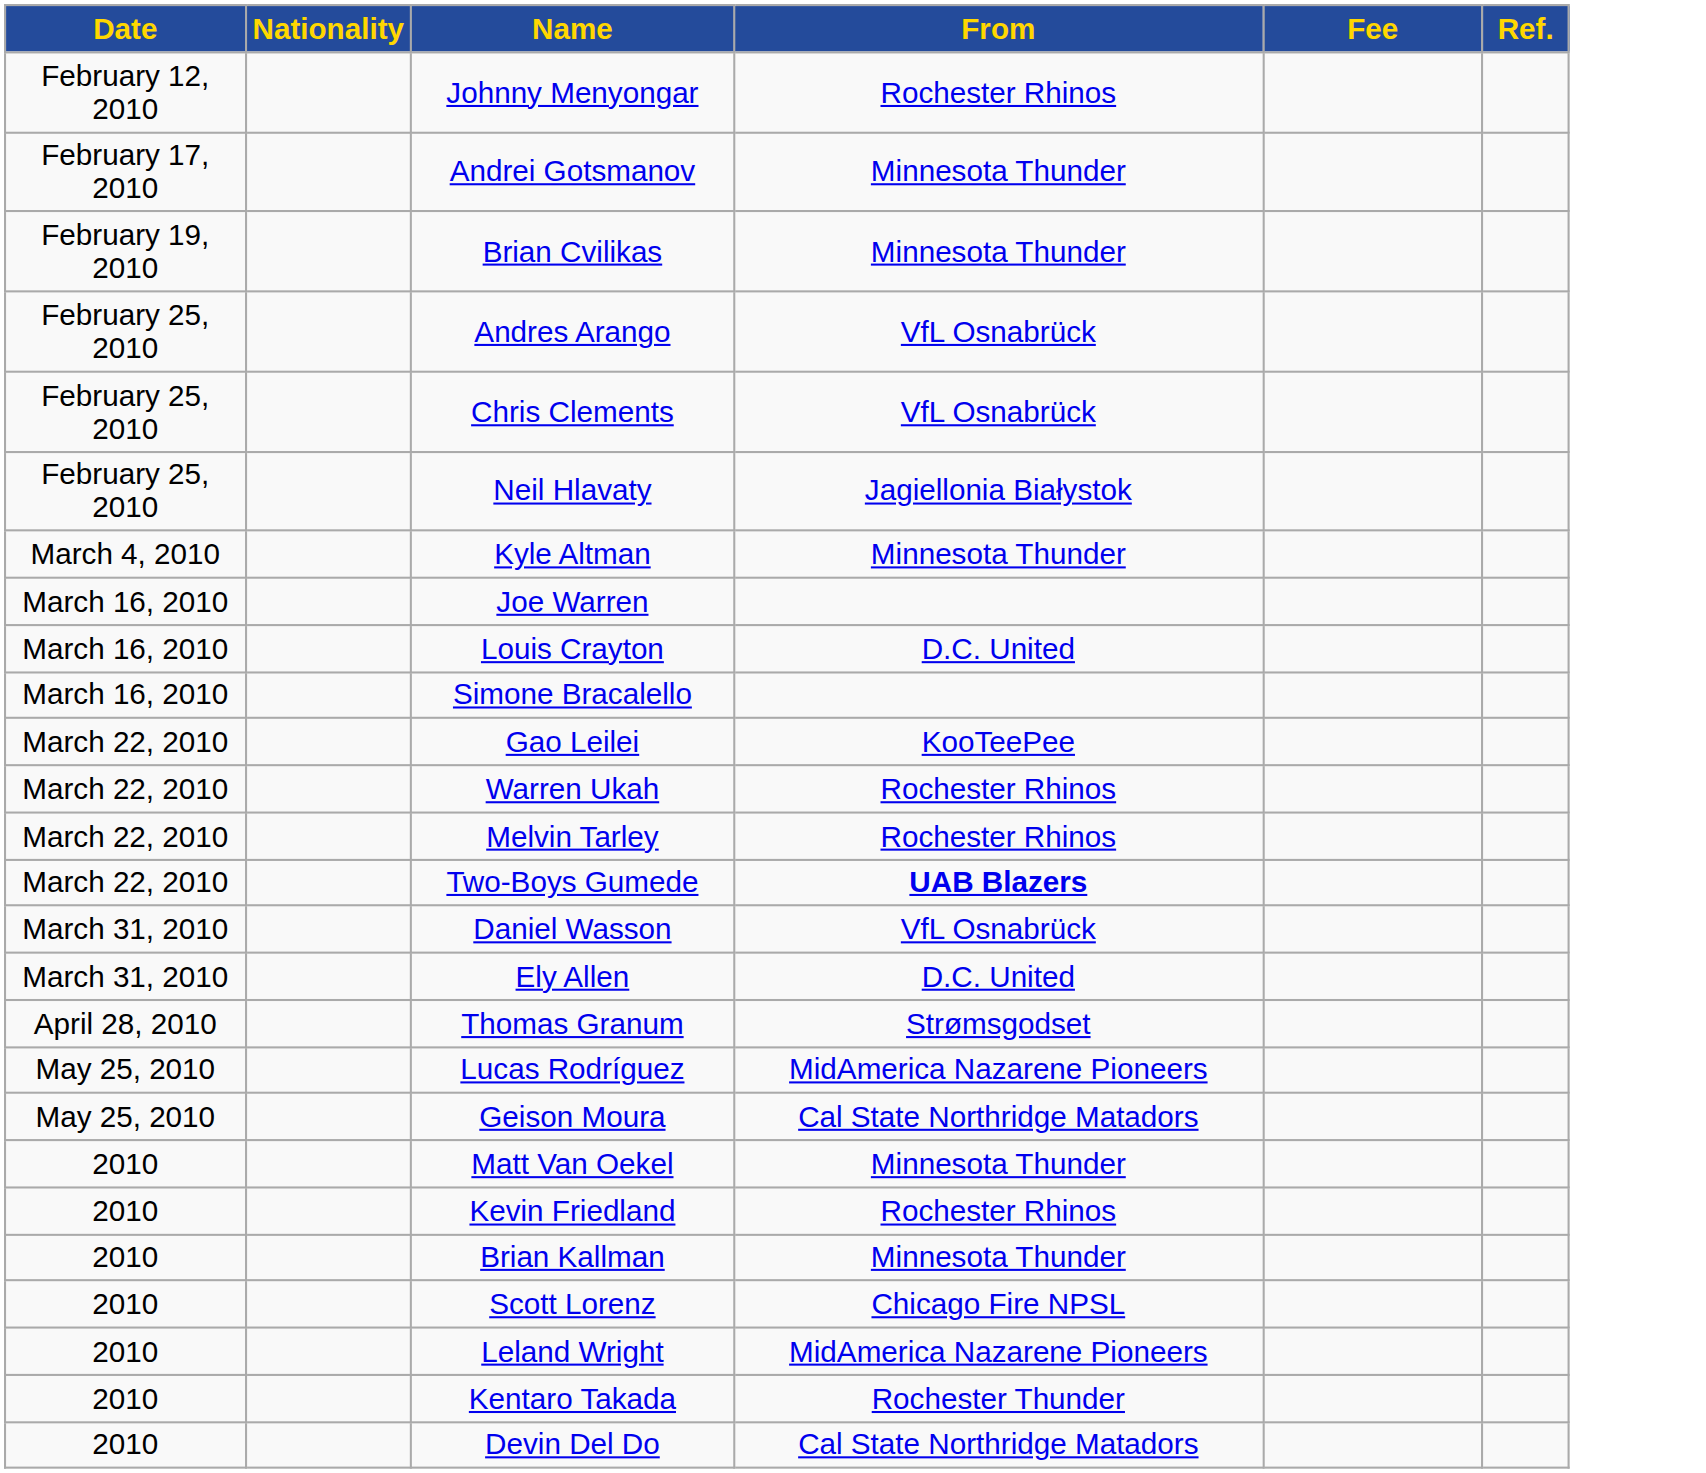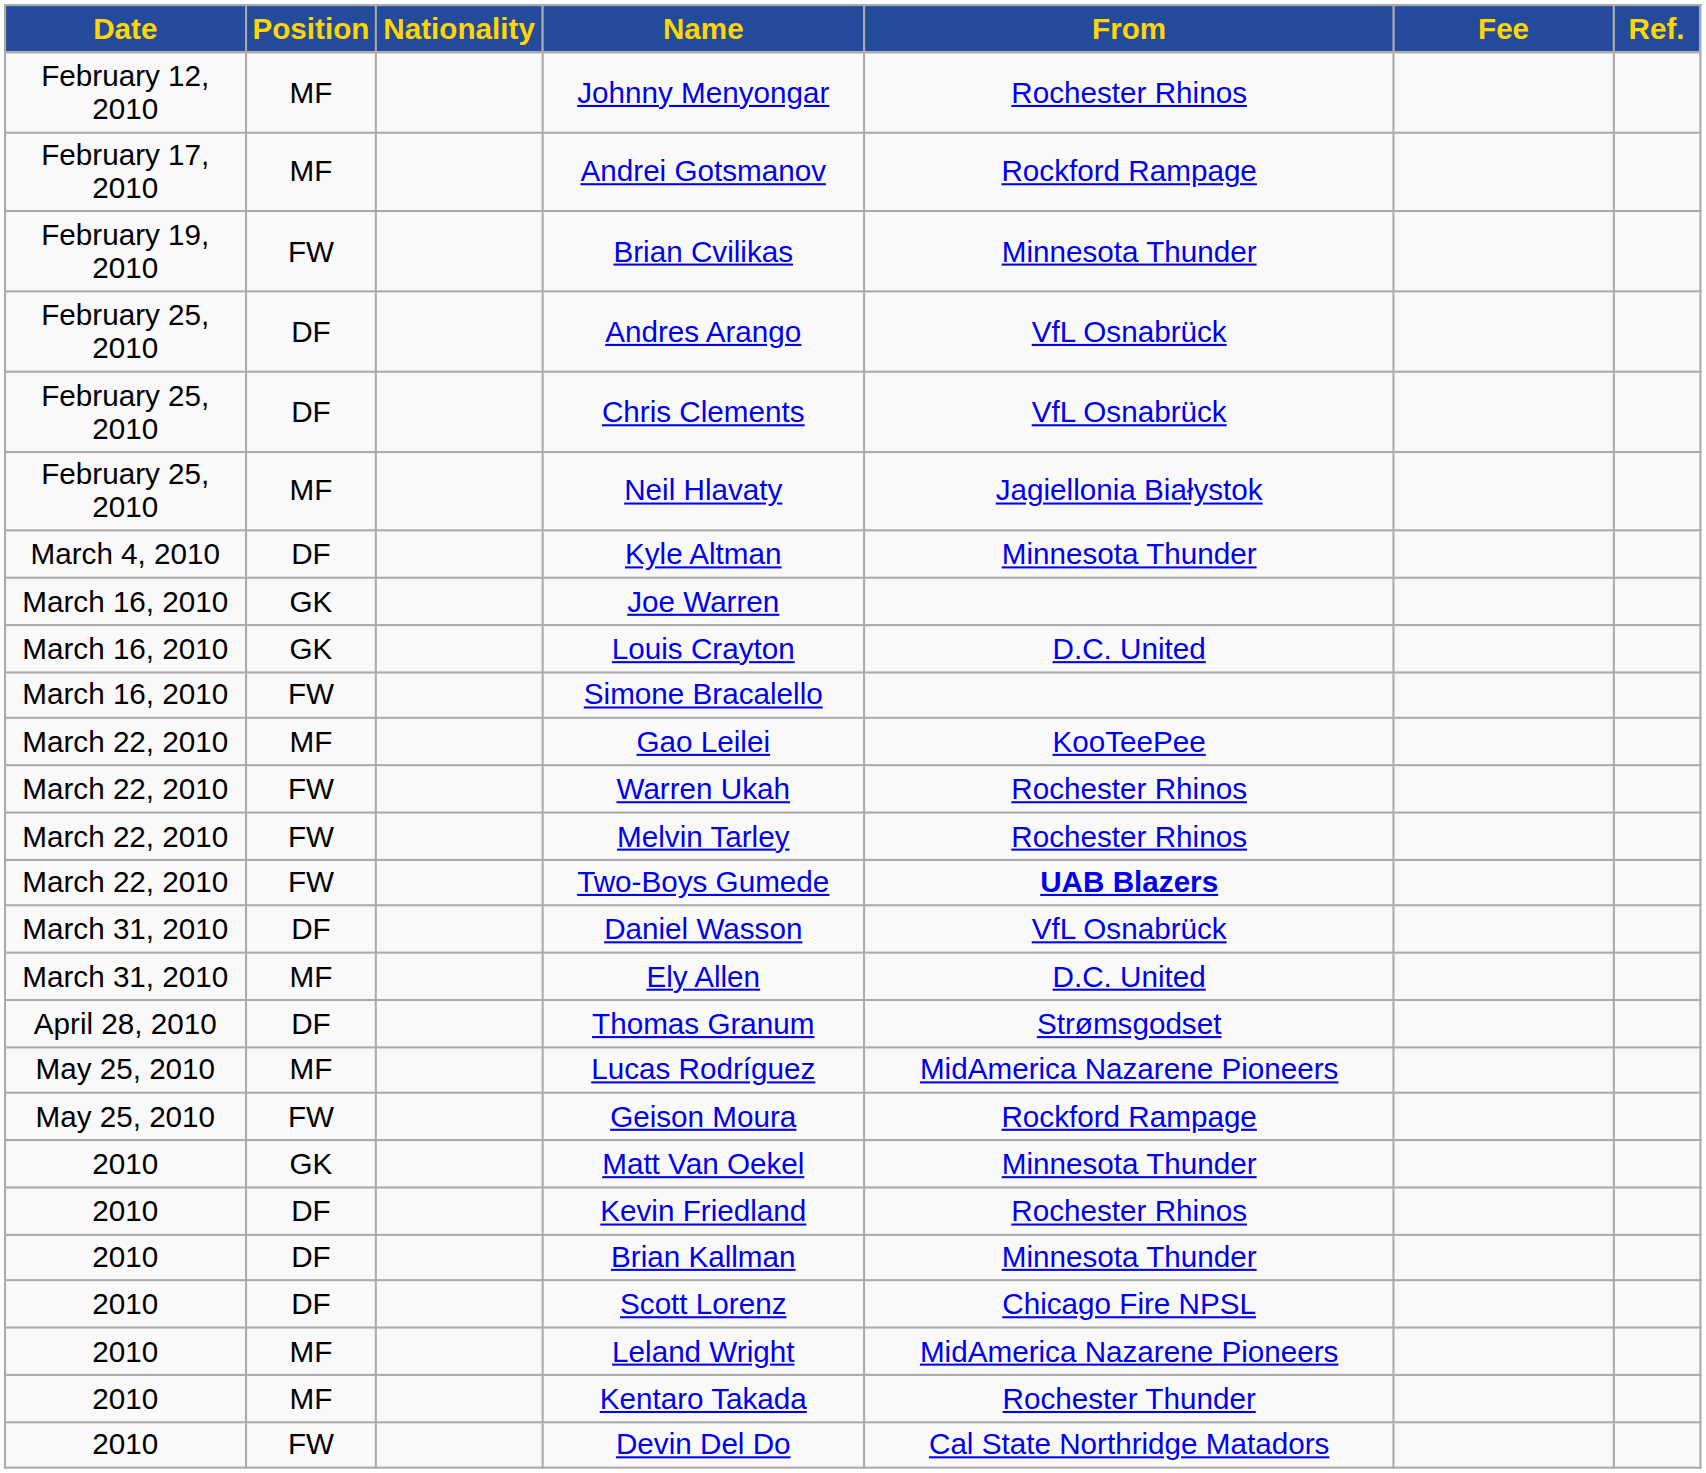+ column: (311, 29)
(998, 172) Minnesota Thunder -> (1129, 172) Rockford Rampage
(998, 1117) Cal State Northridge Matadors -> (1129, 1117) Rockford Rampage
